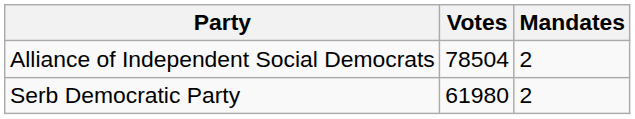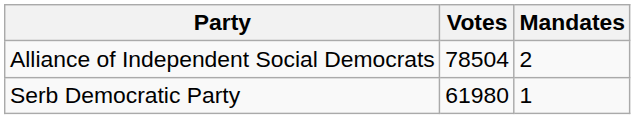(526, 95) 2 -> (526, 95) 1
